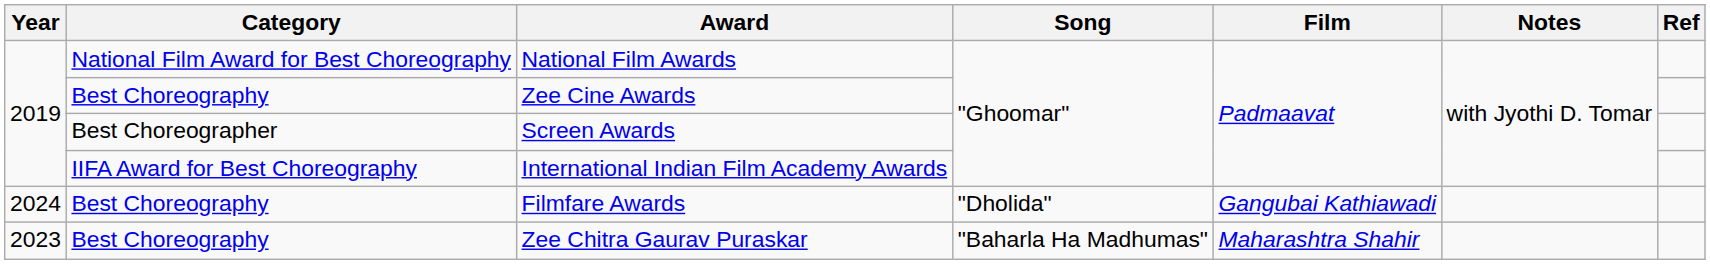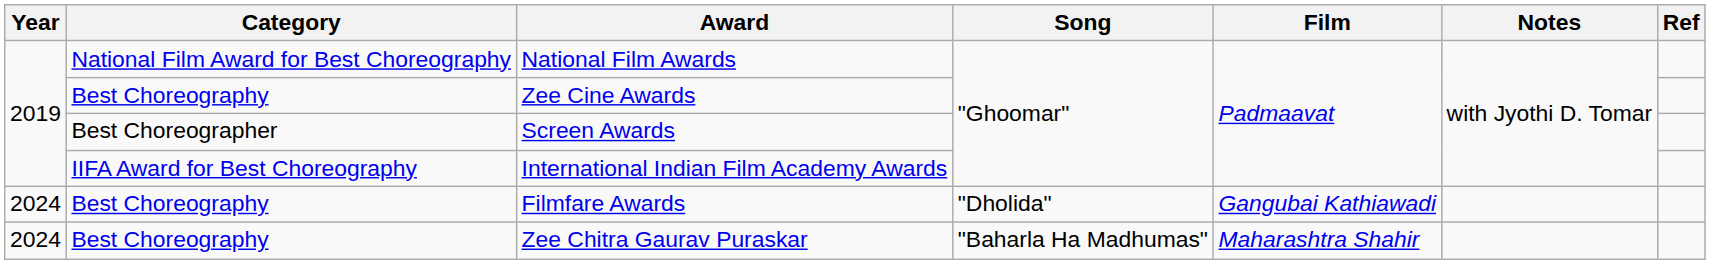(35, 240) 2023 -> (35, 240) 2024
